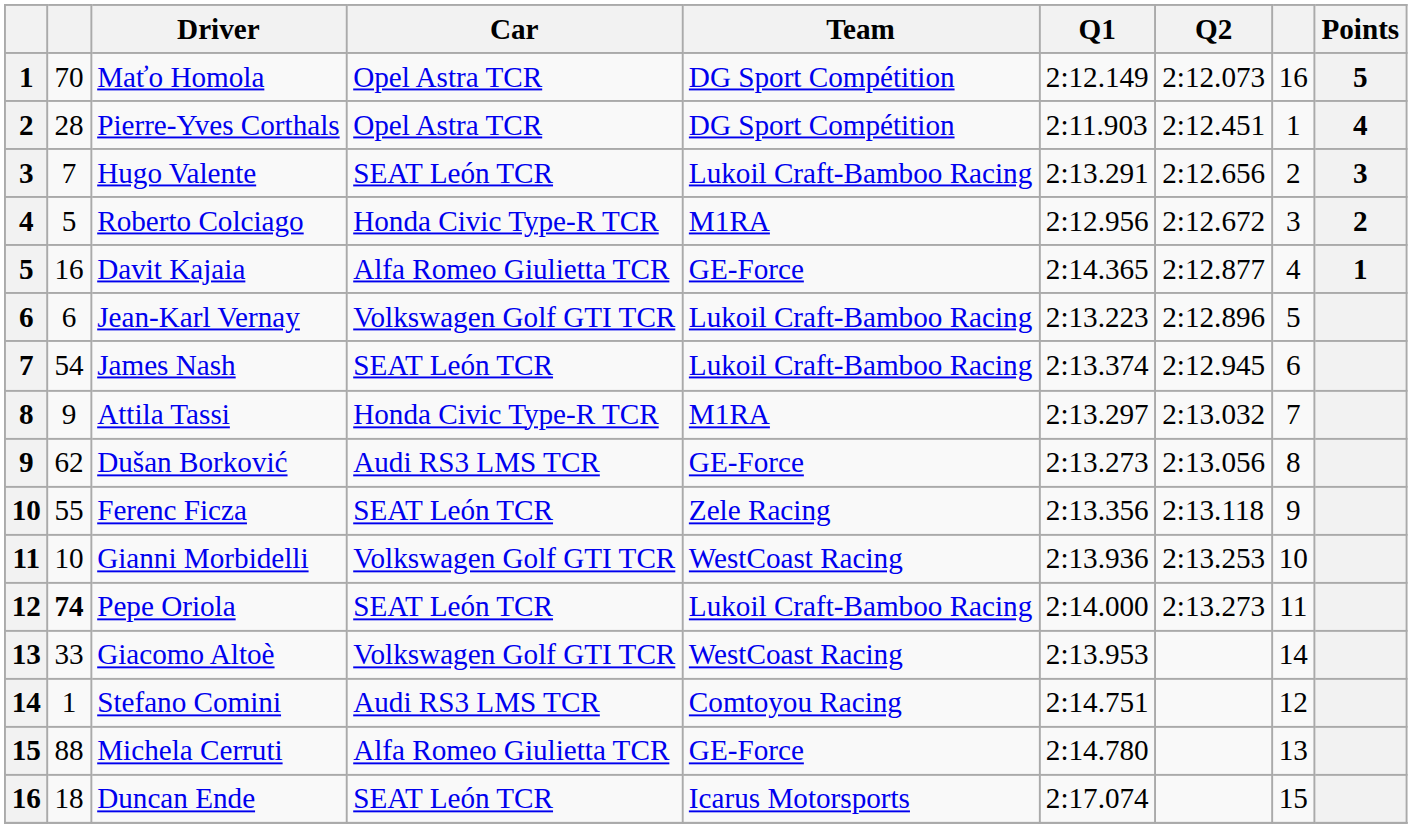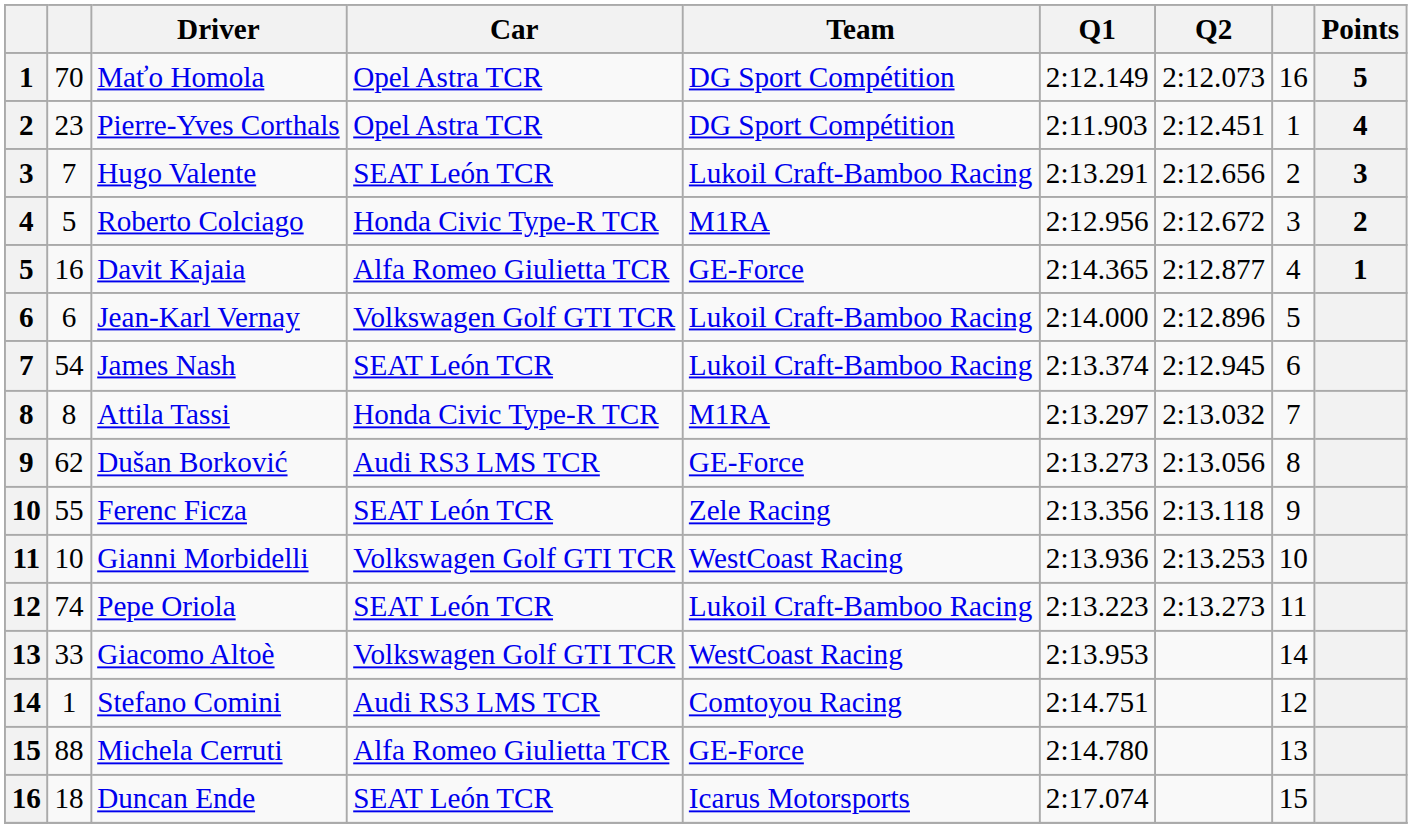(69, 124) 28 -> (69, 124) 23
(1097, 317) 2:13.223 -> (1097, 317) 2:14.000
(69, 413) 9 -> (69, 413) 8
(69, 606) bold -> (69, 606) normal
(1097, 606) 2:14.000 -> (1097, 606) 2:13.223
